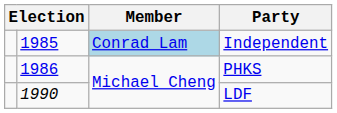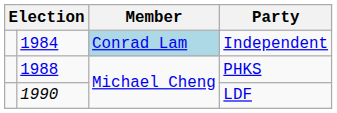(39, 43) 1985 -> (39, 43) 1984
(39, 69) 1986 -> (39, 69) 1988
